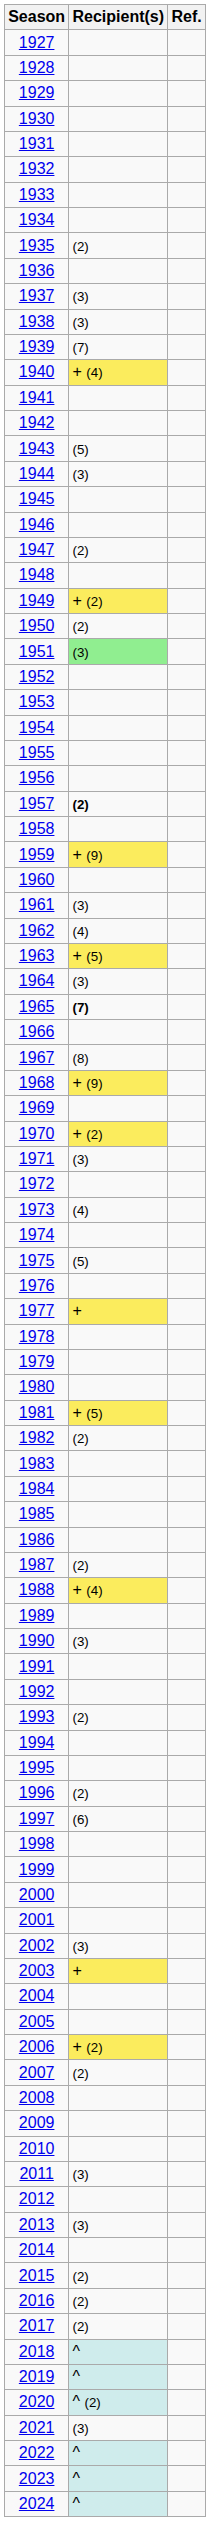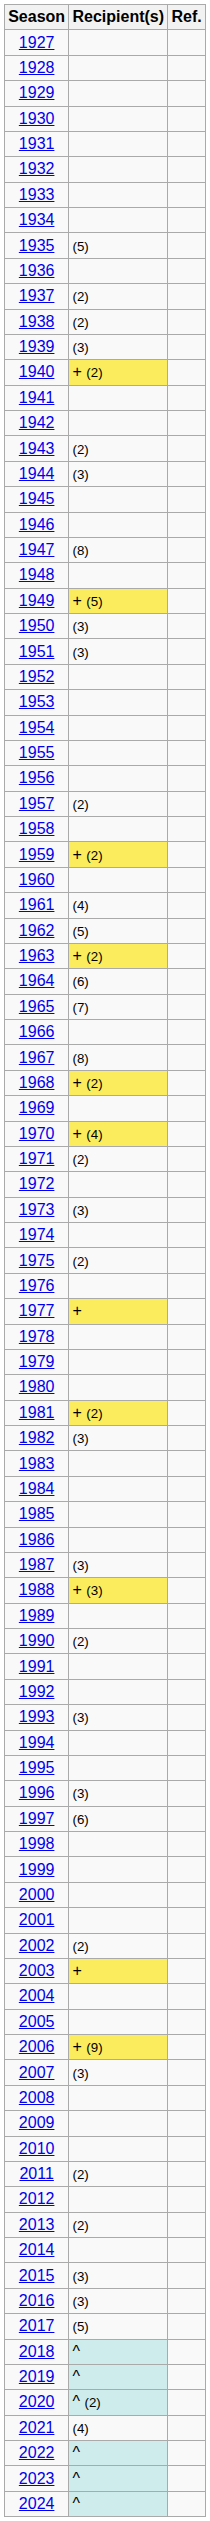(81, 246) (2) -> (81, 246) (5)
(81, 297) (3) -> (81, 297) (2)
(81, 322) (3) -> (81, 322) (2)
(81, 348) (7) -> (81, 348) (3)
(88, 372) + (4) -> (88, 372) + (2)
(81, 449) (5) -> (81, 449) (2)
(81, 551) (2) -> (81, 551) (8)
(88, 600) + (2) -> (88, 600) + (5)
(81, 627) (2) -> (81, 627) (3)
(81, 652) lightgreen background -> (81, 652) no background
(81, 803) bold -> (81, 804) normal
(88, 854) + (9) -> (88, 854) + (2)
(81, 906) (3) -> (81, 906) (4)
(81, 931) (4) -> (81, 931) (5)
(88, 956) + (5) -> (88, 956) + (2)
(81, 982) (3) -> (81, 982) (6)
(81, 1006) bold -> (81, 1007) normal
(88, 1082) + (9) -> (88, 1082) + (2)
(88, 1133) + (2) -> (88, 1133) + (4)
(81, 1160) (3) -> (81, 1160) (2)
(81, 1210) (4) -> (81, 1210) (3)
(81, 1261) (5) -> (81, 1261) (2)
(88, 1412) + (5) -> (88, 1412) + (2)
(81, 1439) (2) -> (81, 1439) (3)
(81, 1566) (2) -> (81, 1566) (3)
(88, 1590) + (4) -> (88, 1590) + (3)
(81, 1642) (3) -> (81, 1642) (2)
(81, 1718) (2) -> (81, 1718) (3)
(81, 1794) (2) -> (81, 1794) (3)
(81, 1946) (3) -> (81, 1946) (2)
(88, 2047) + (2) -> (88, 2047) + (9)
(81, 2073) (2) -> (81, 2073) (3)
(81, 2175) (3) -> (81, 2175) (2)
(81, 2225) (3) -> (81, 2225) (2)
(81, 2276) (2) -> (81, 2276) (3)
(81, 2301) (2) -> (81, 2301) (3)
(81, 2327) (2) -> (81, 2327) (5)
(81, 2428) (3) -> (81, 2428) (4)
